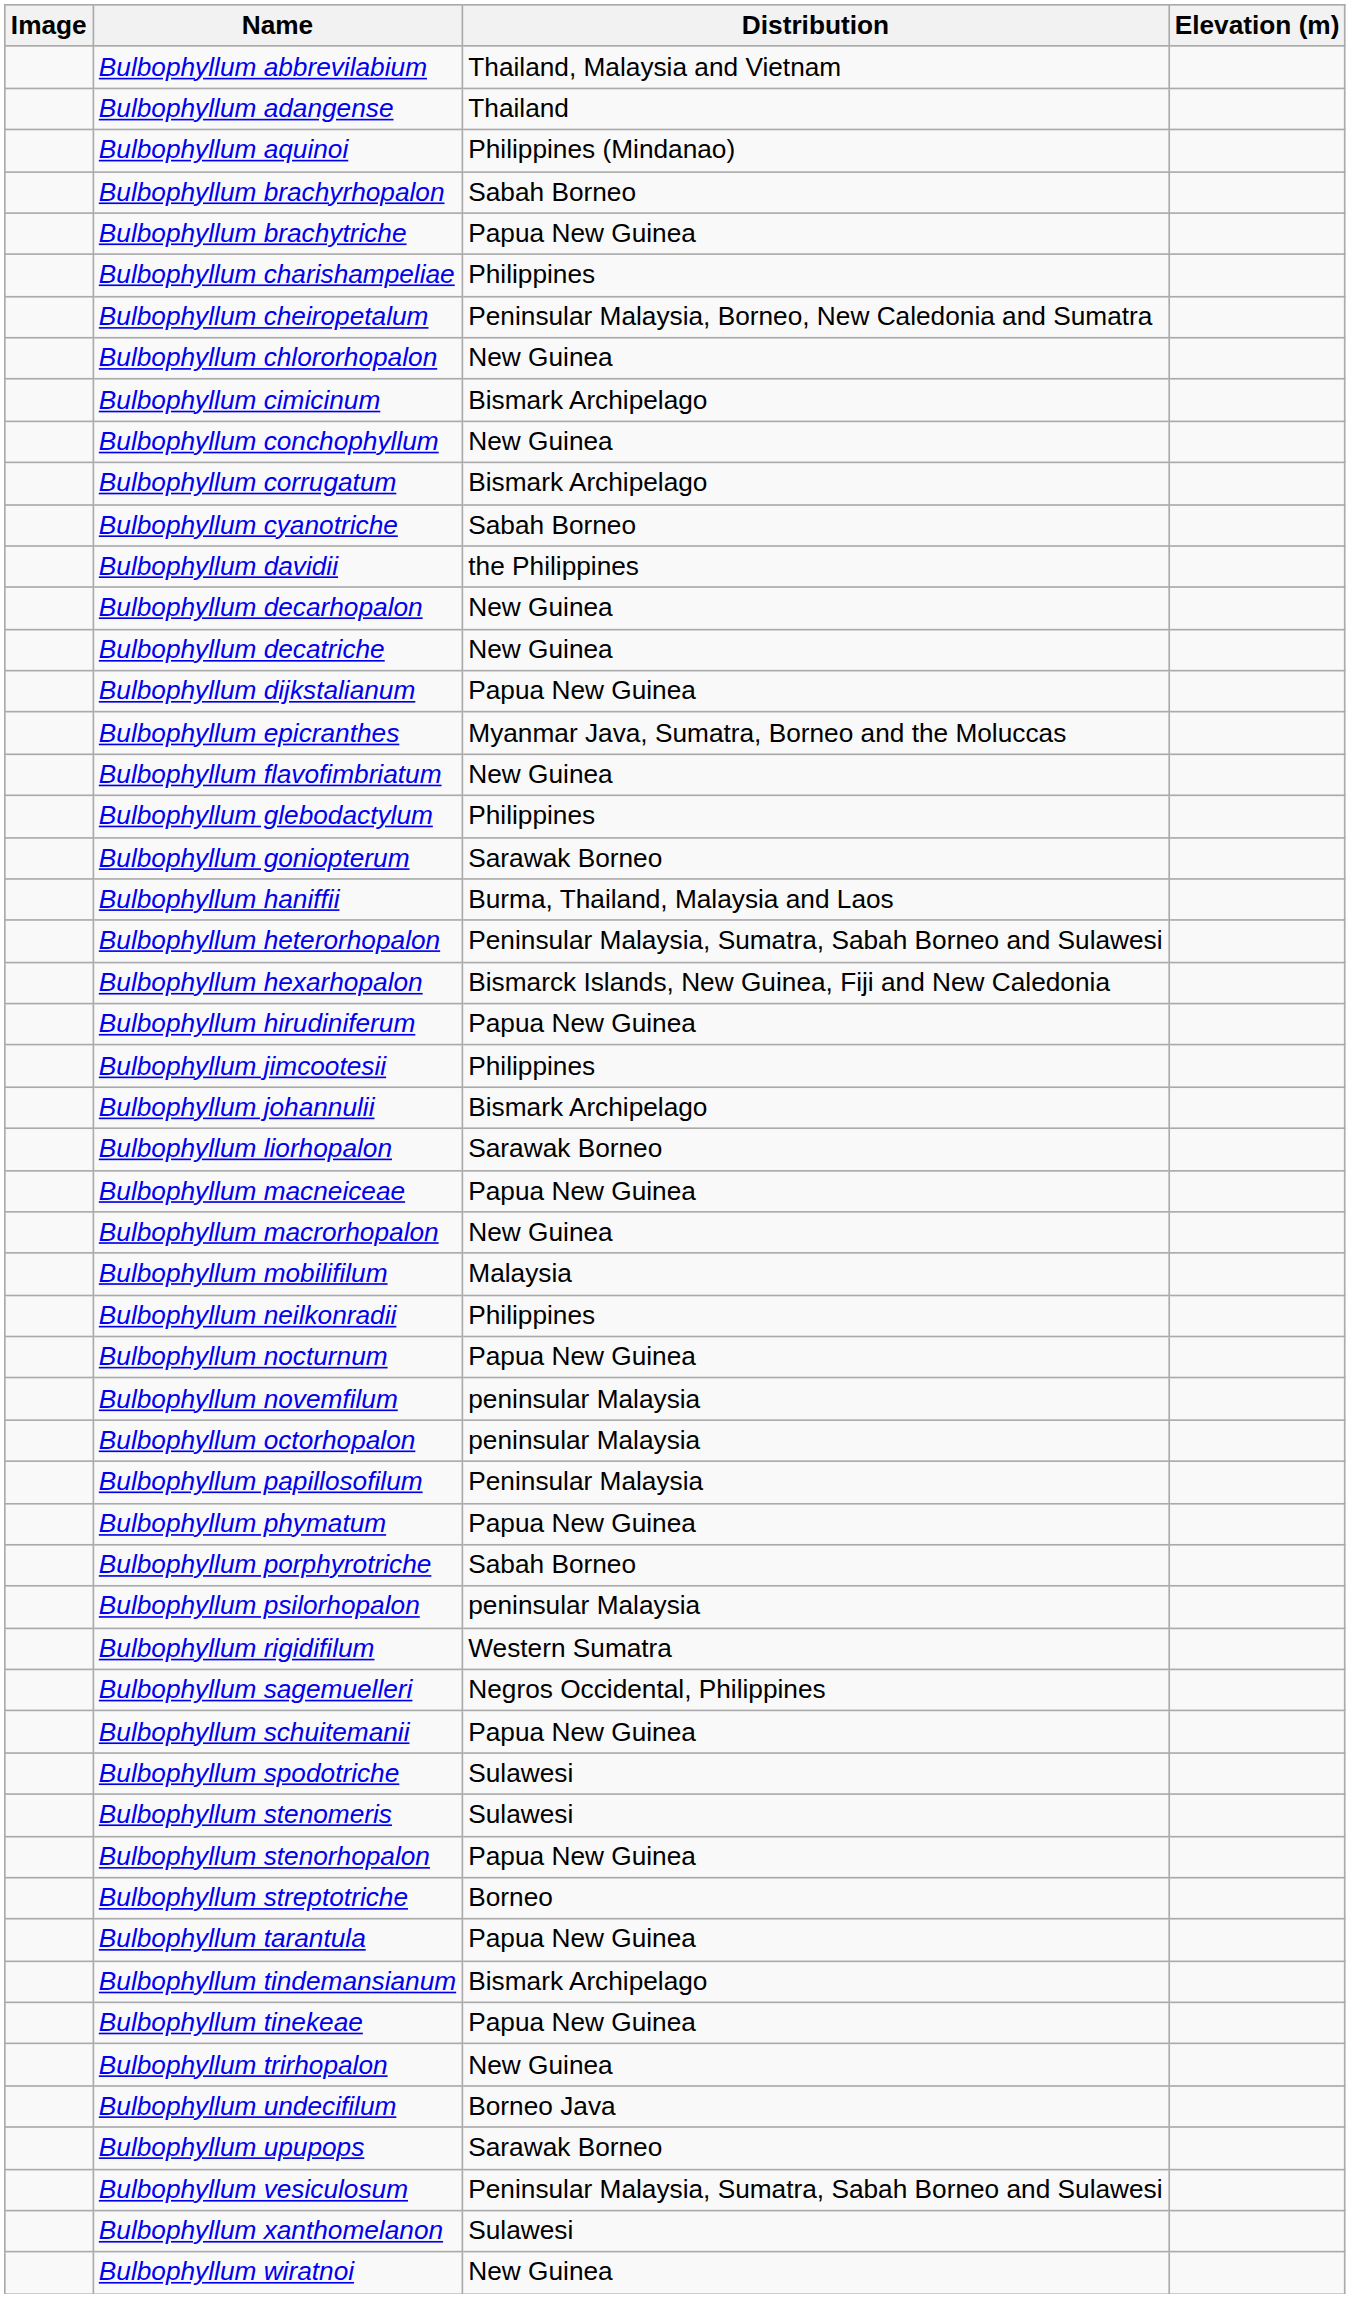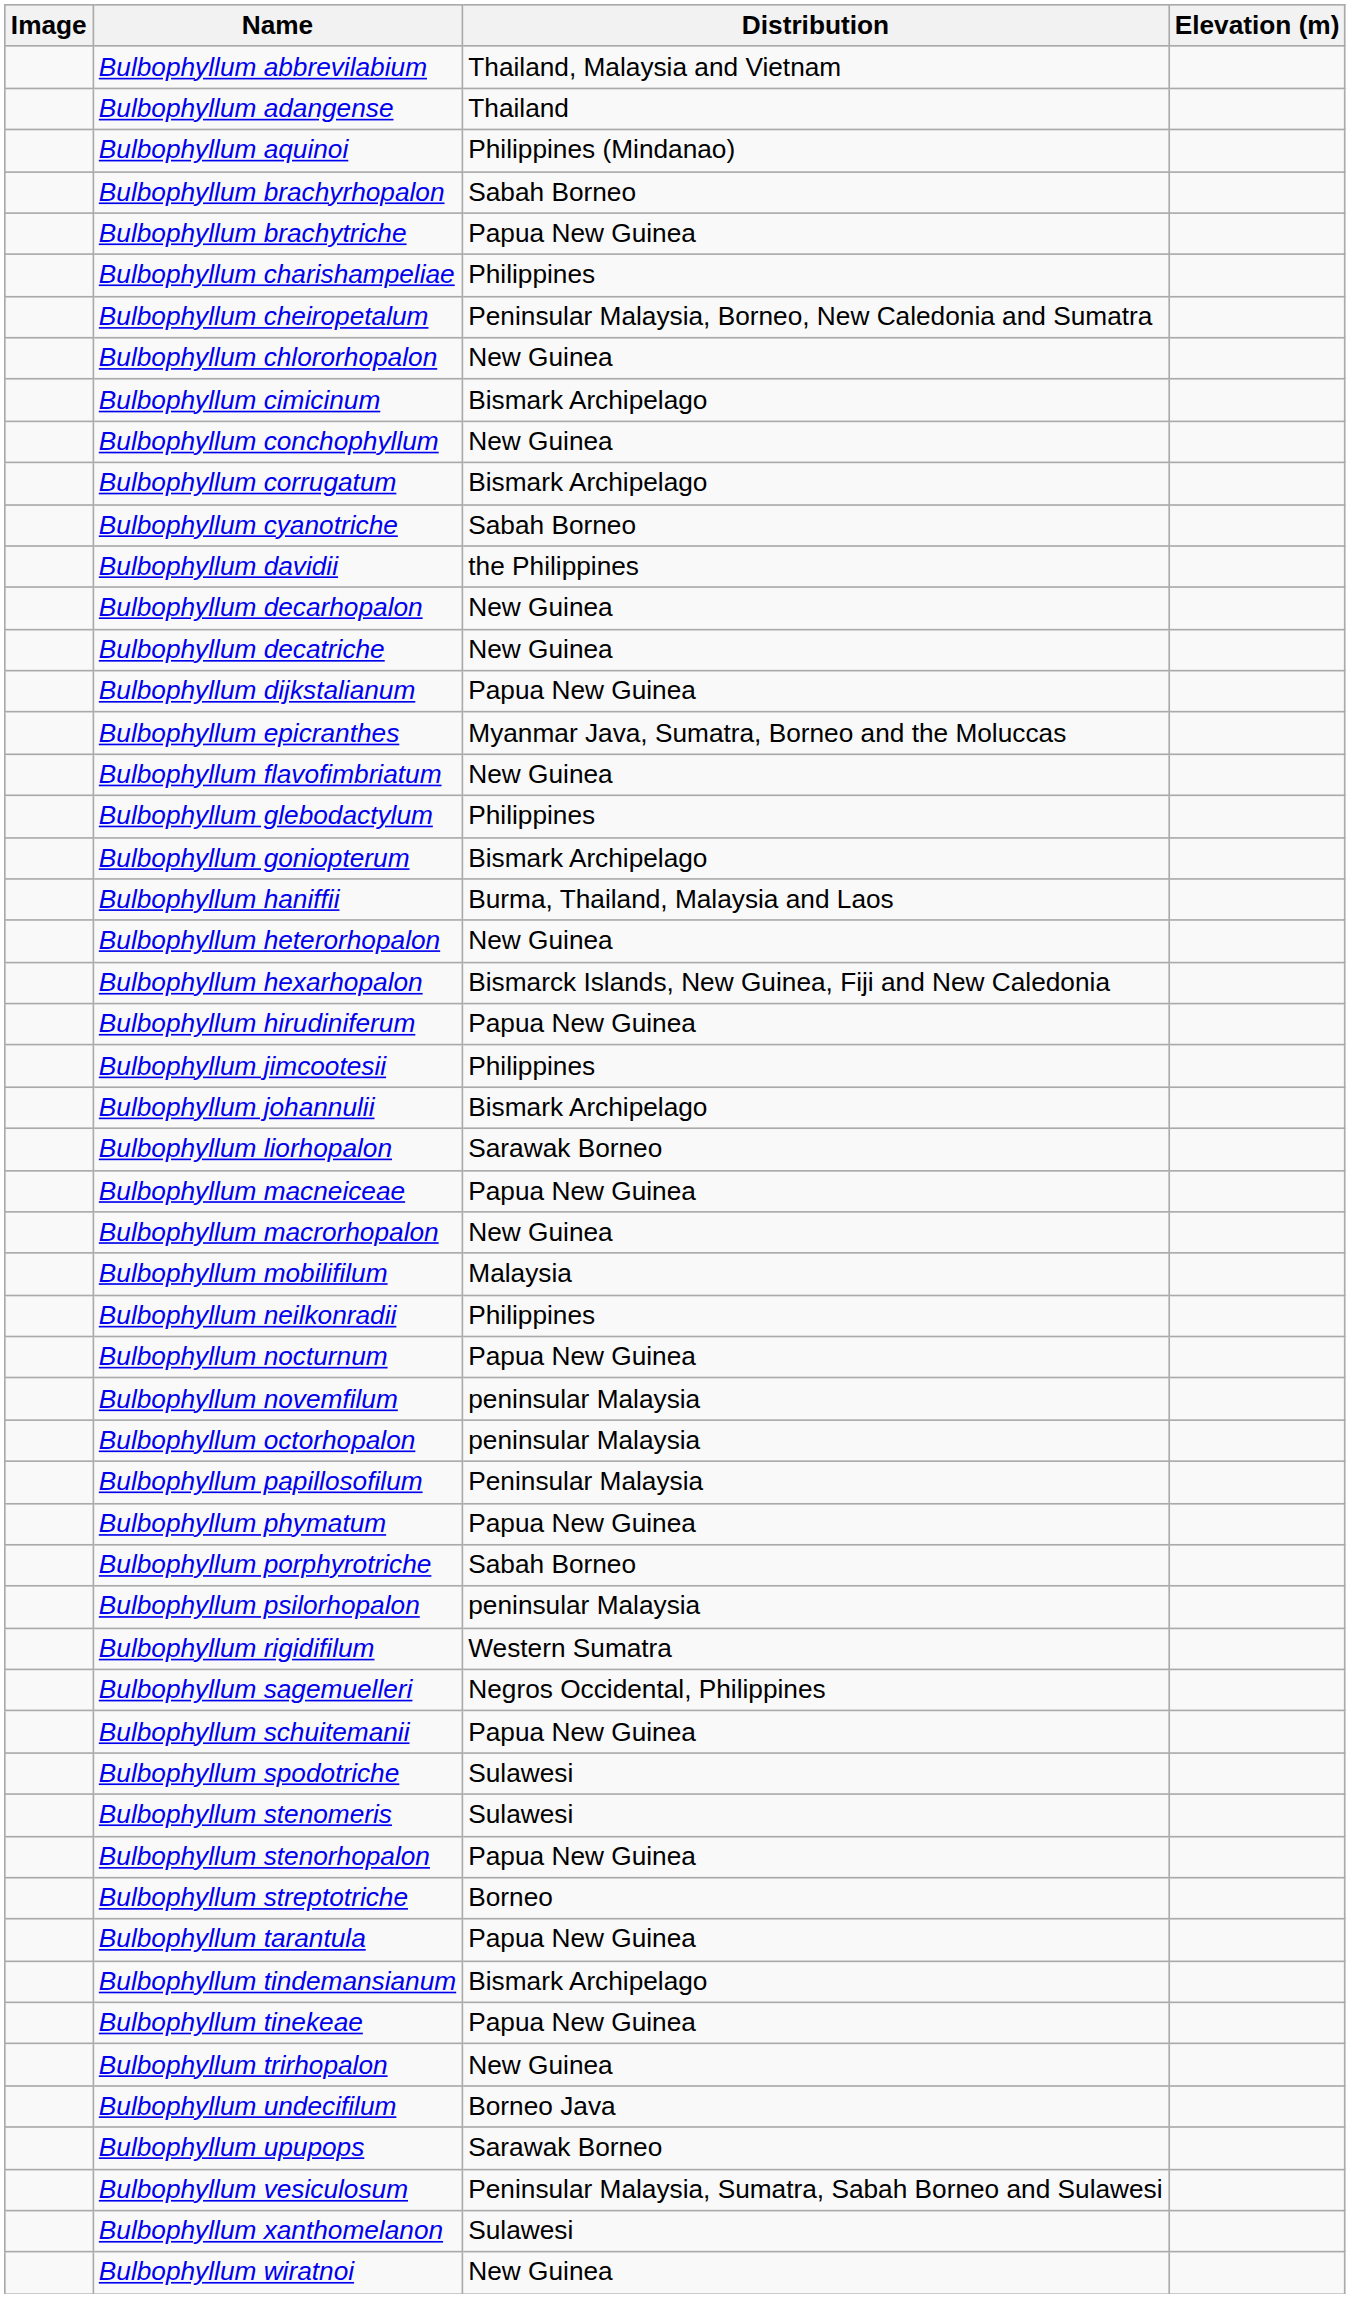(565, 857) Sarawak Borneo -> (588, 857) Bismark Archipelago
(815, 940) Peninsular Malaysia, Sumatra, Sabah Borneo and Sulawesi -> (540, 940) New Guinea
